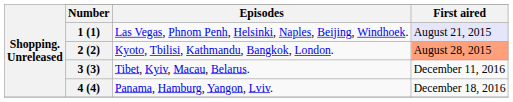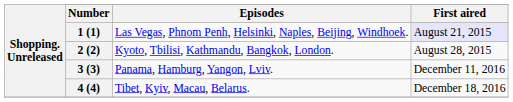(452, 50) lightsalmon background -> (452, 50) no background
(182, 69) Tibet, Kyiv, Macau, Belarus. -> (194, 69) Panama, Hamburg, Yangon, Lviv.
(194, 87) Panama, Hamburg, Yangon, Lviv. -> (182, 87) Tibet, Kyiv, Macau, Belarus.
